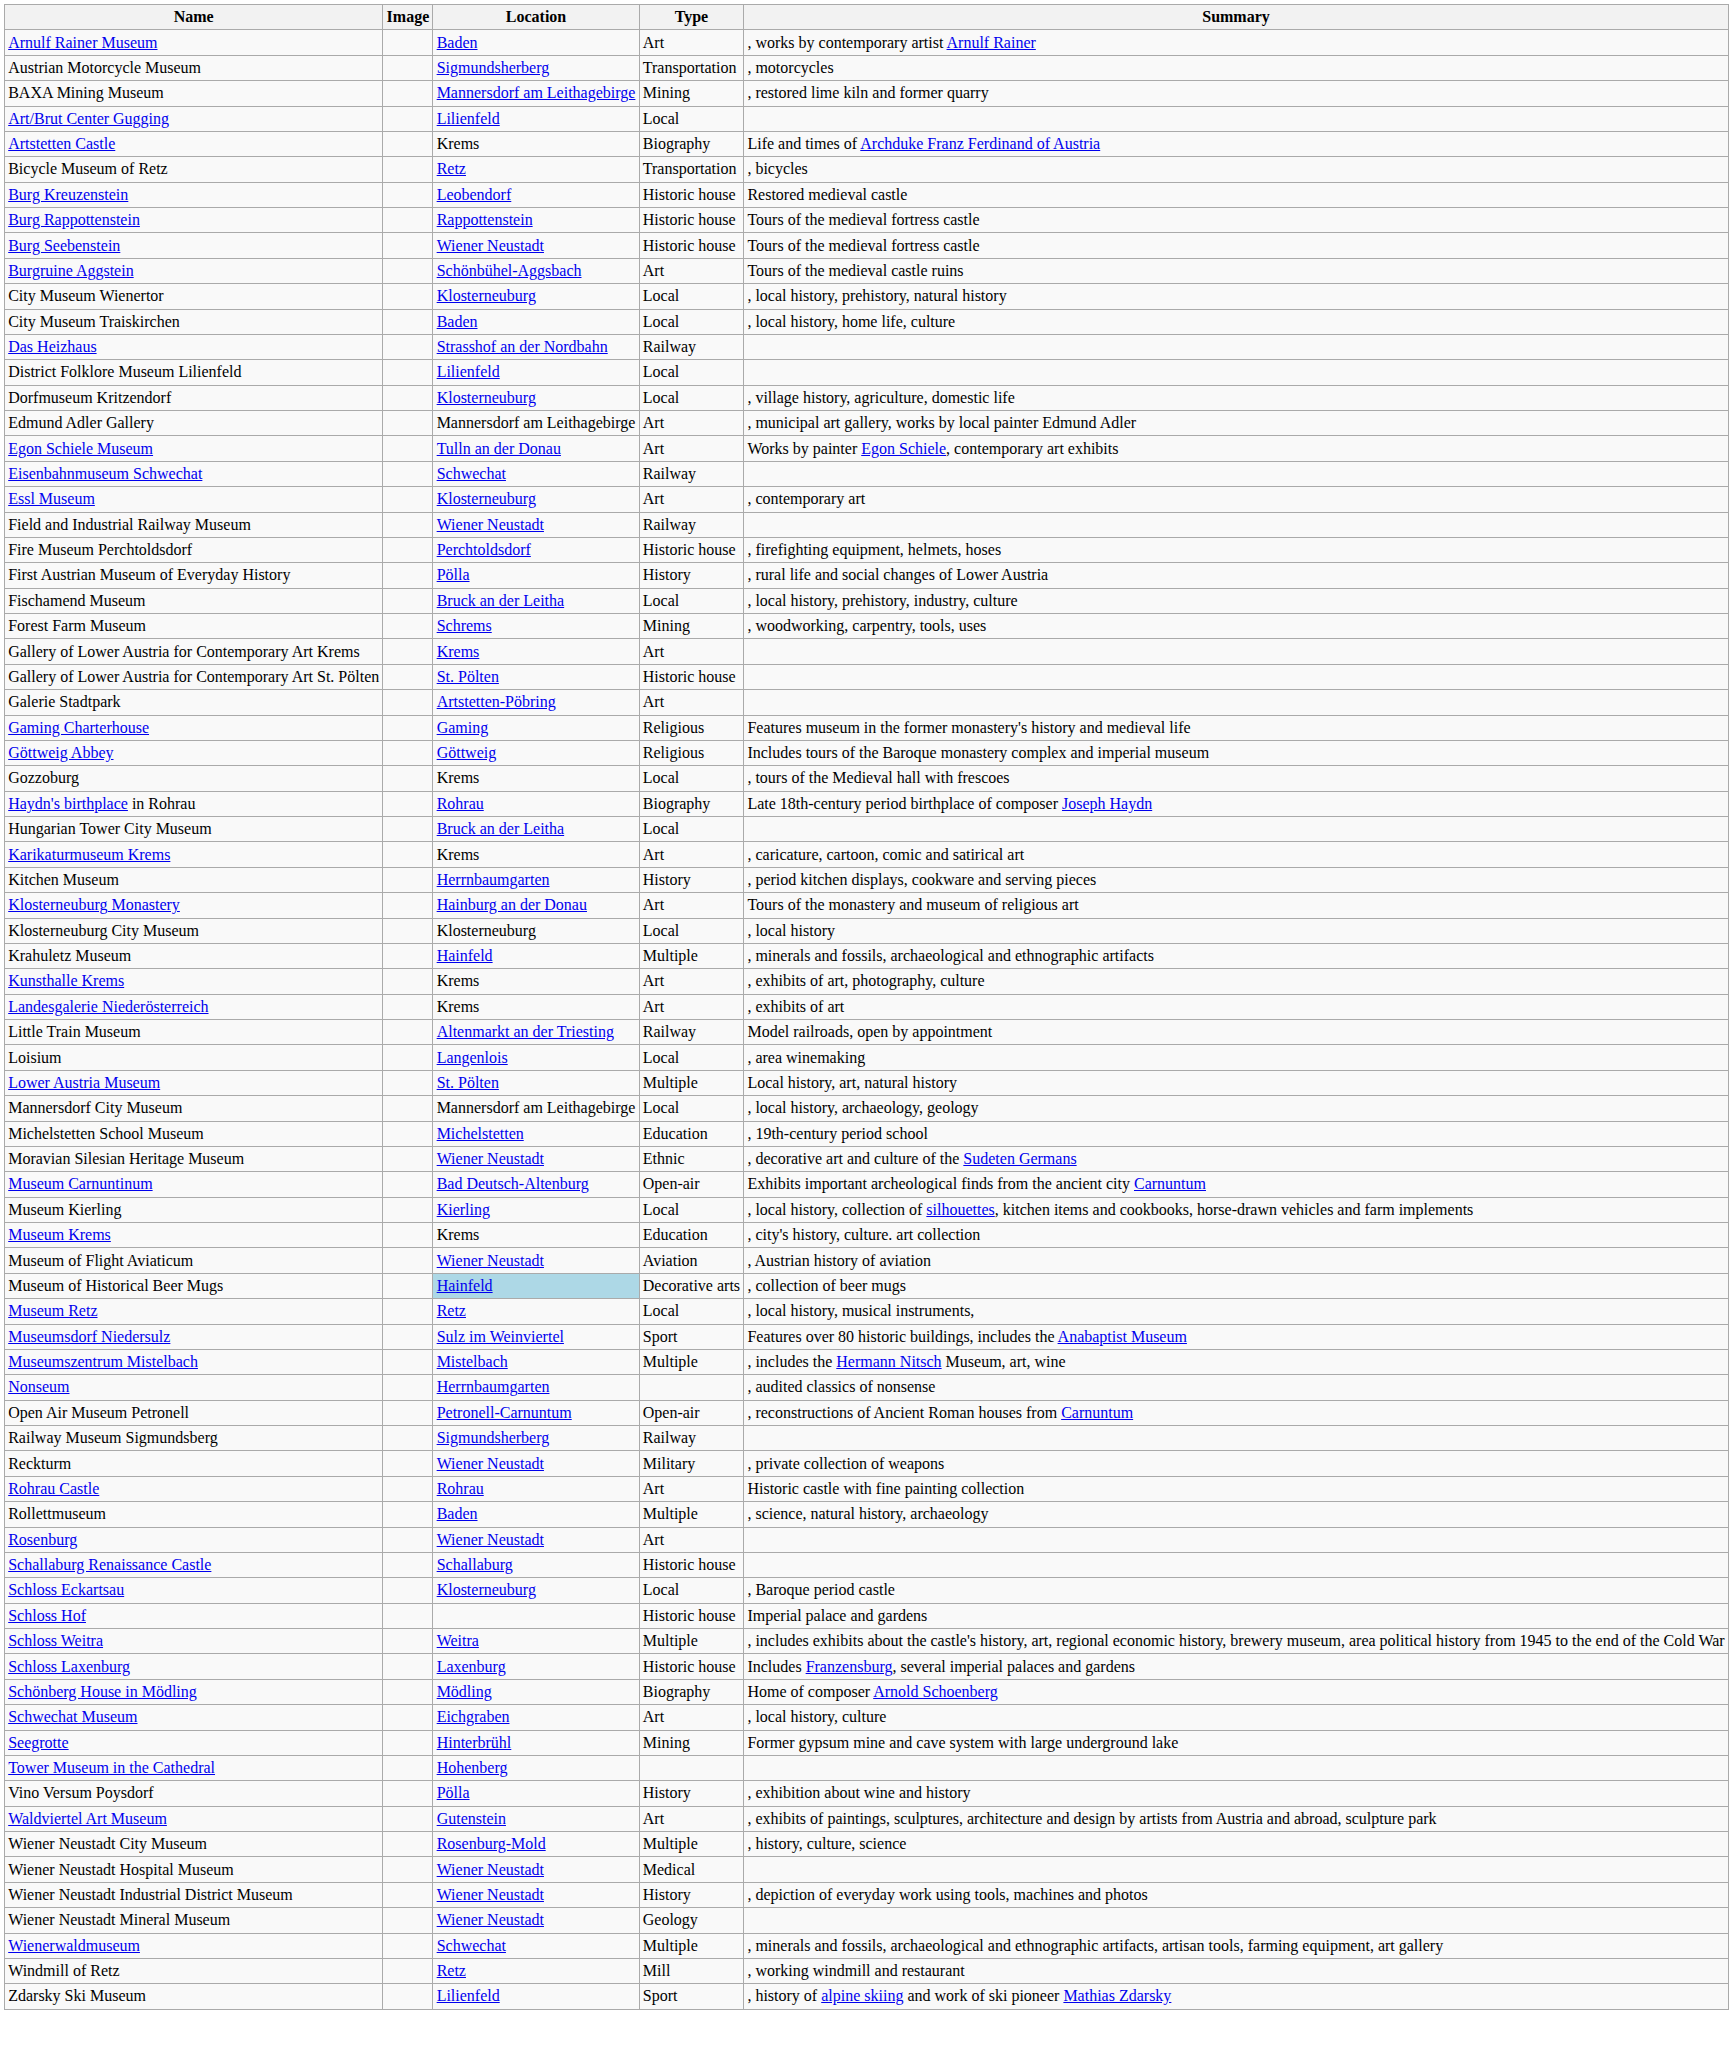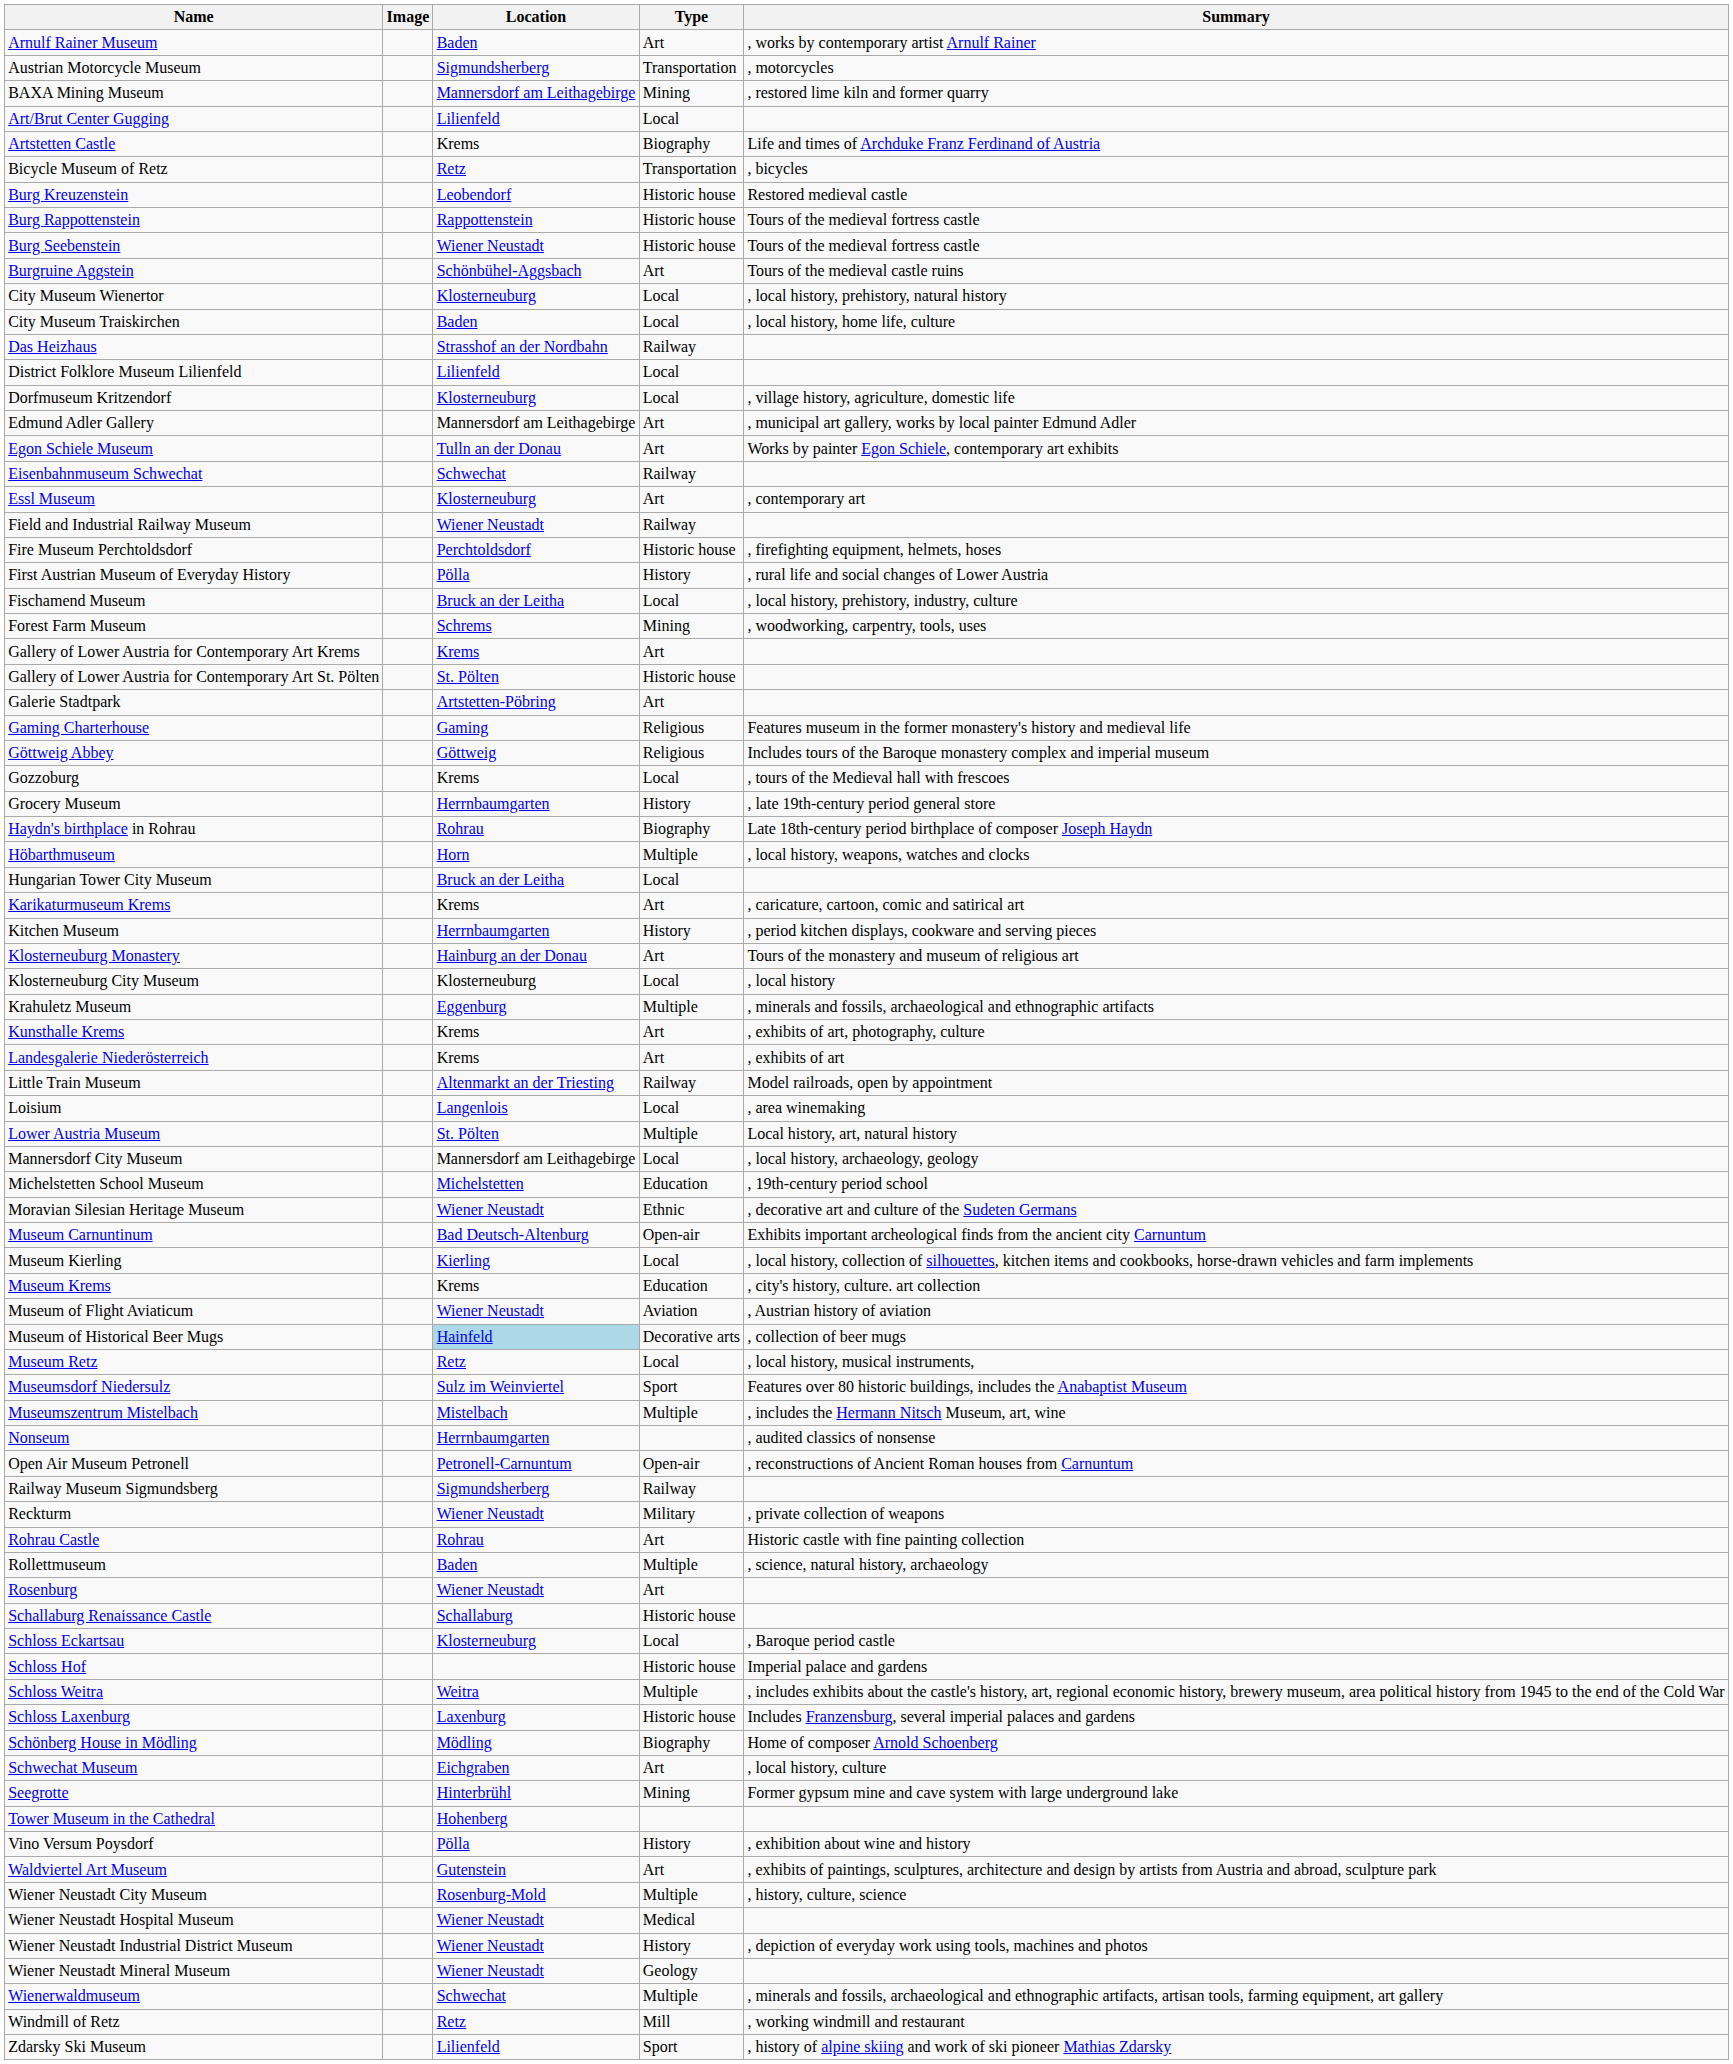+ row: (64, 803)
+ row: (62, 854)
(465, 956) Hainfeld -> (472, 1006) Eggenburg
